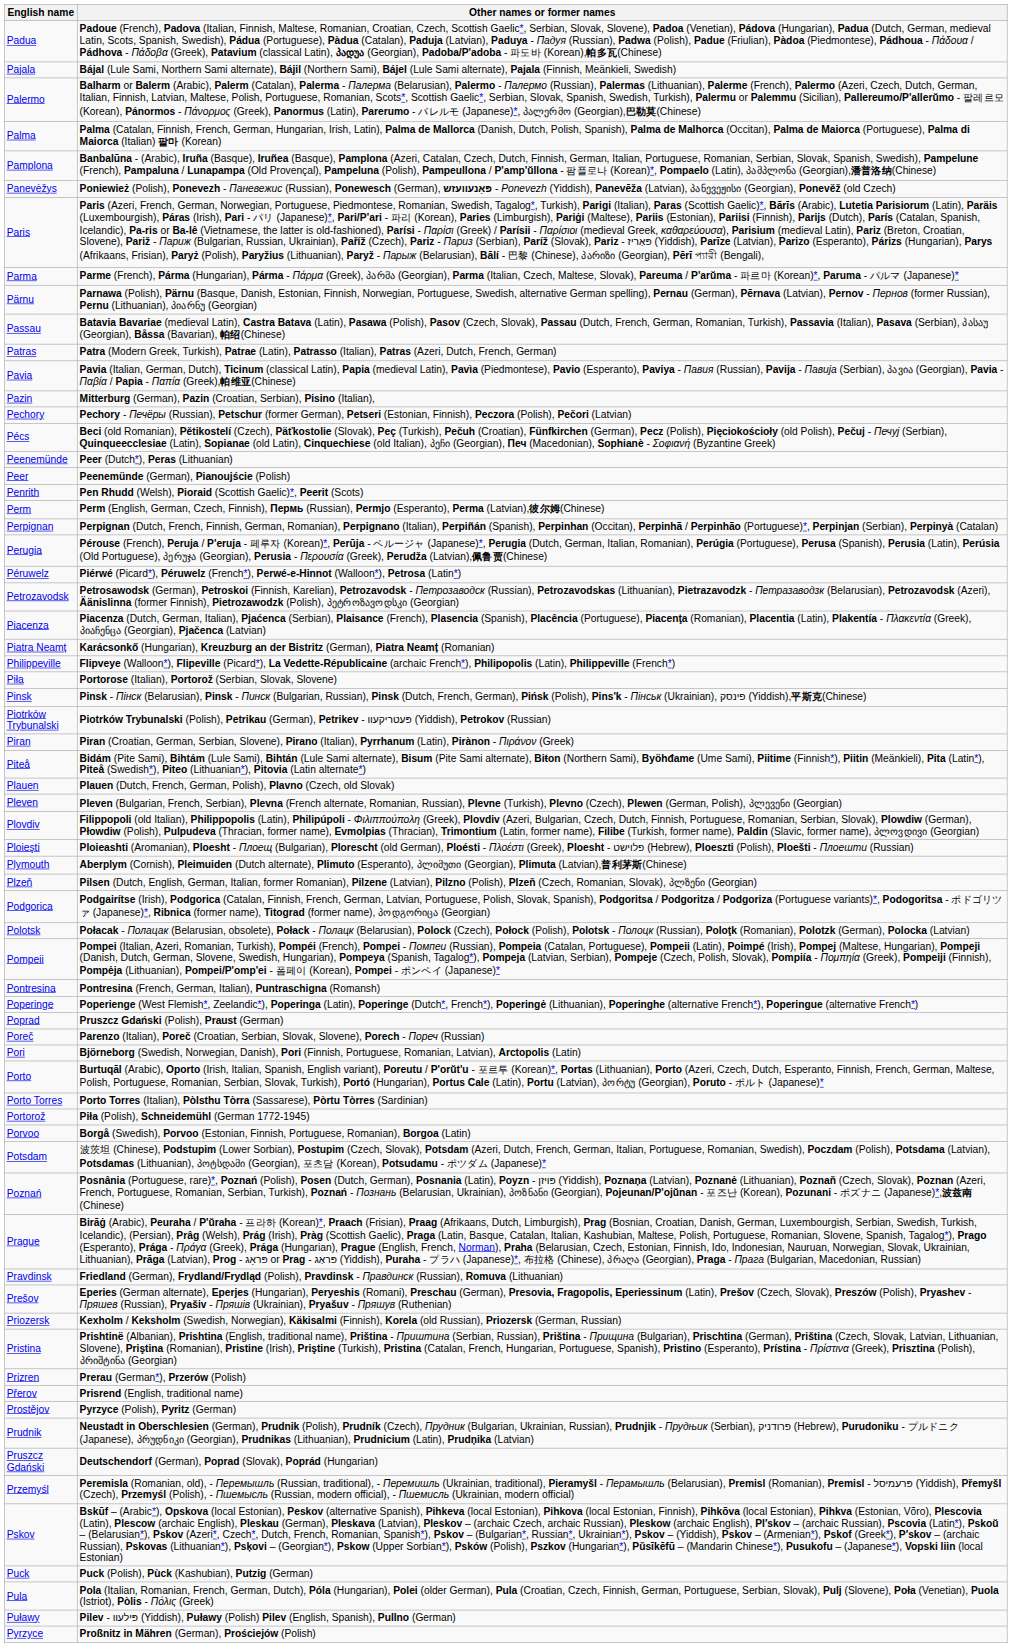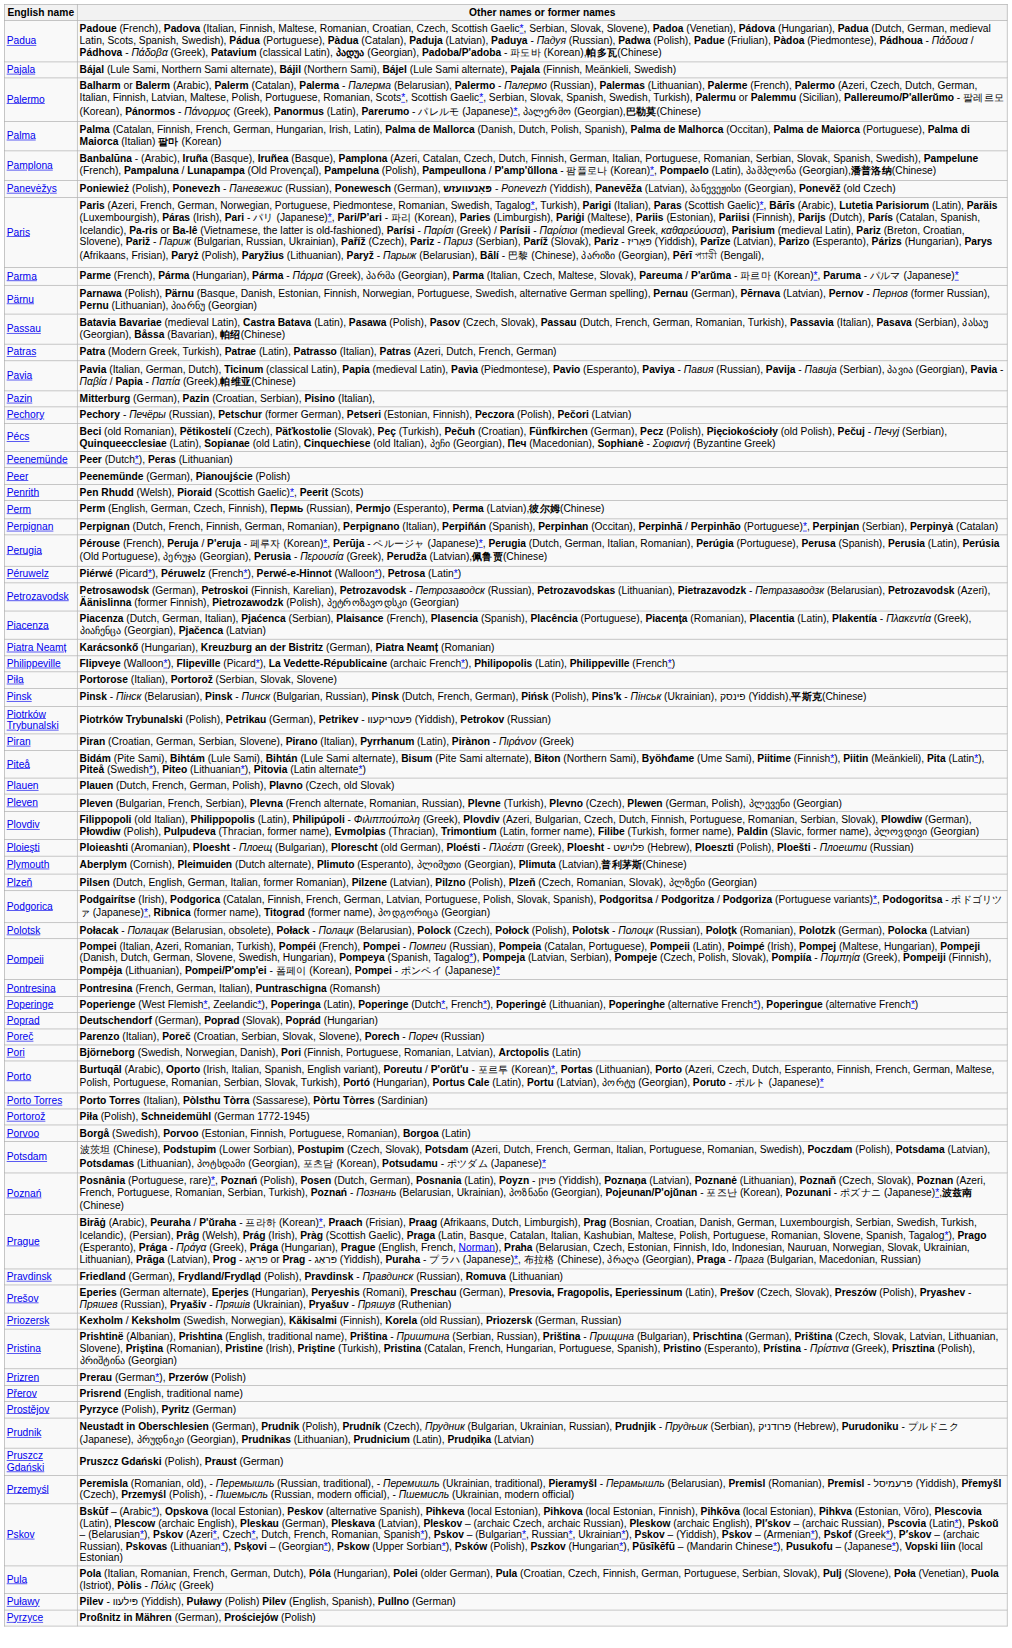(181, 1020) Pruszcz Gdański (Polish), Praust (German) -> (229, 1020) Deutschendorf (German), Poprad (Slovak), Poprád (Hungarian)
(229, 1462) Deutschendorf (German), Poprad (Slovak), Poprád (Hungarian) -> (181, 1462) Pruszcz Gdański (Polish), Praust (German)
- row: (18, 1574)
